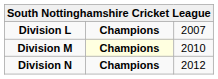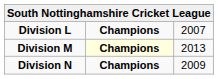(193, 47) 2010 -> (193, 47) 2013
(193, 65) 2012 -> (193, 65) 2009
